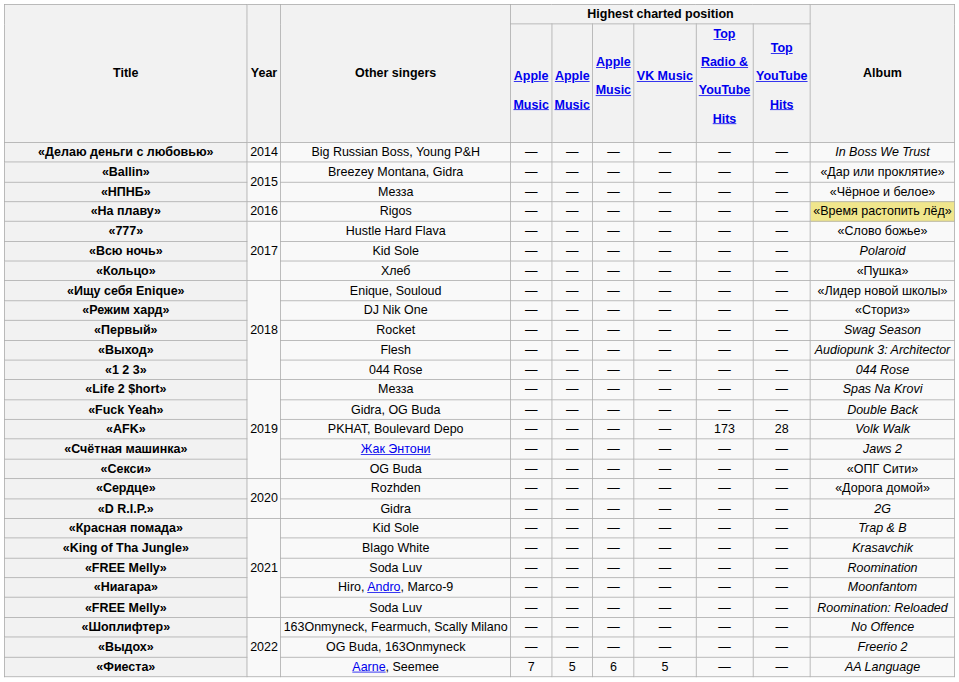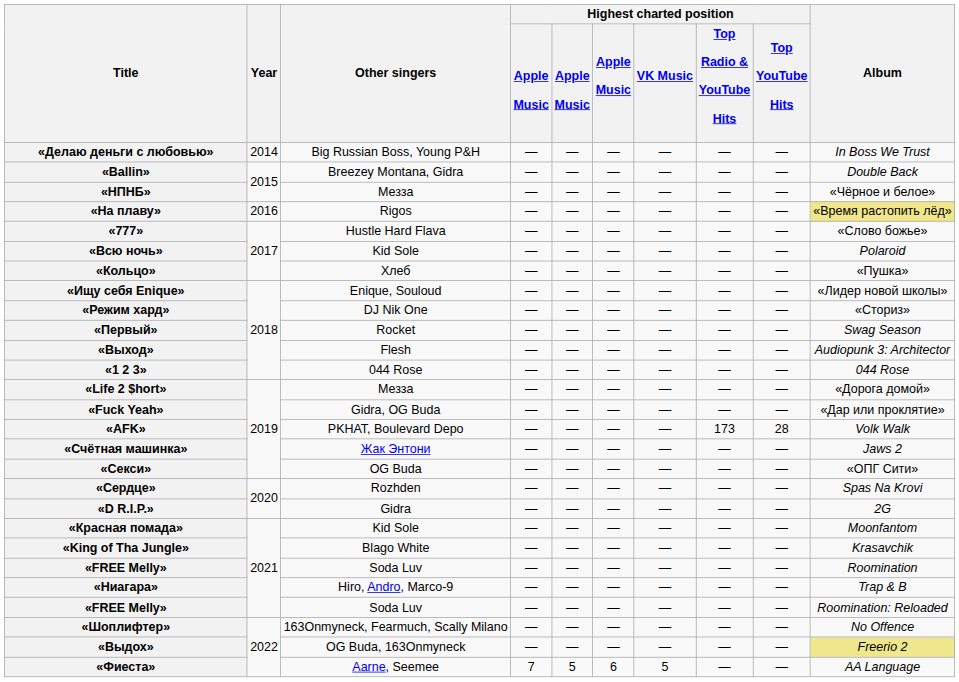(883, 172) «Дар или проклятие» -> (883, 172) Double Back
(883, 389) Spas Na Krovi -> (883, 389) «Дорога домой»
(883, 409) Double Back -> (883, 409) «Дар или проклятие»
(883, 488) «Дорога домой» -> (883, 488) Spas Na Krovi
(883, 528) Trap & B -> (883, 528) Moonfantom
(883, 587) Moonfantom -> (883, 587) Trap & B
(883, 647) no background -> (883, 647) khaki background
